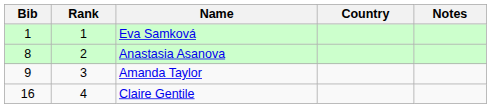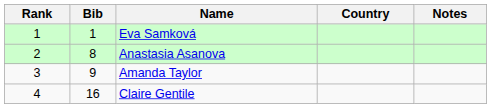columns swapped: (83, 14) <-> (28, 14)
